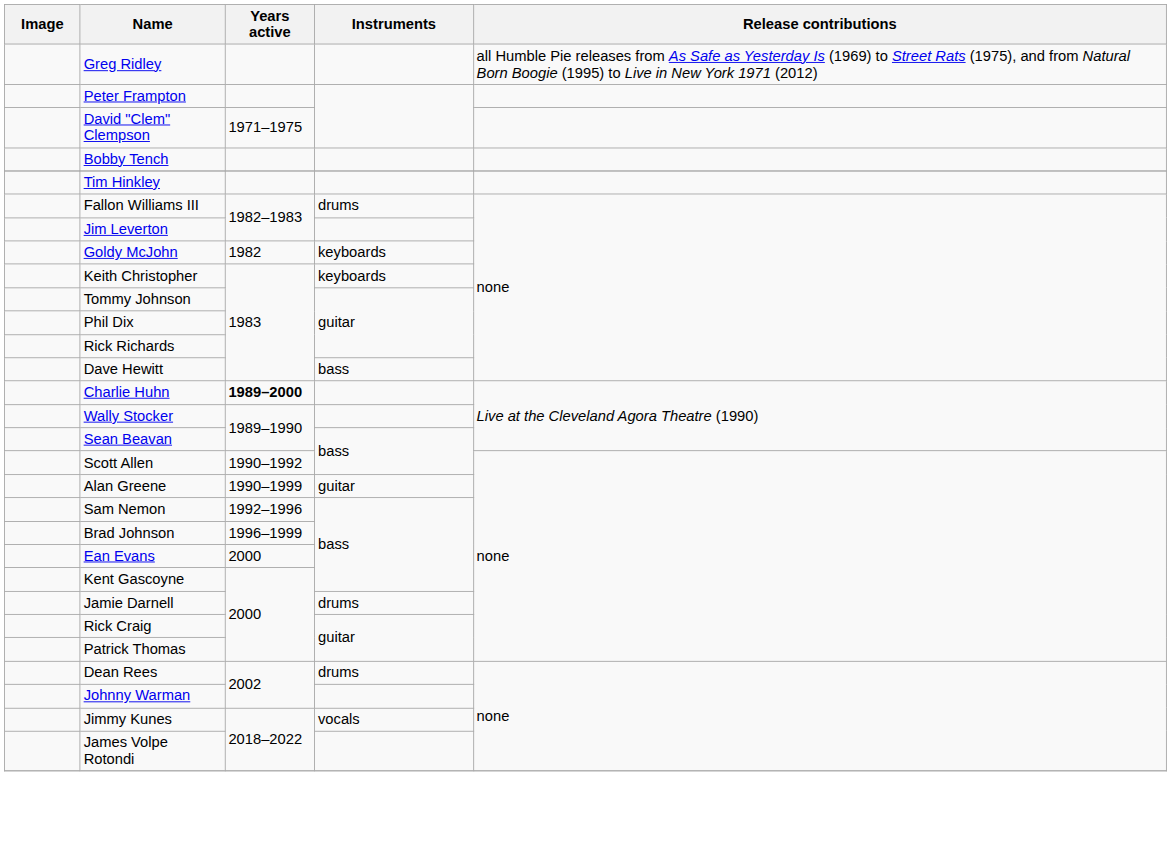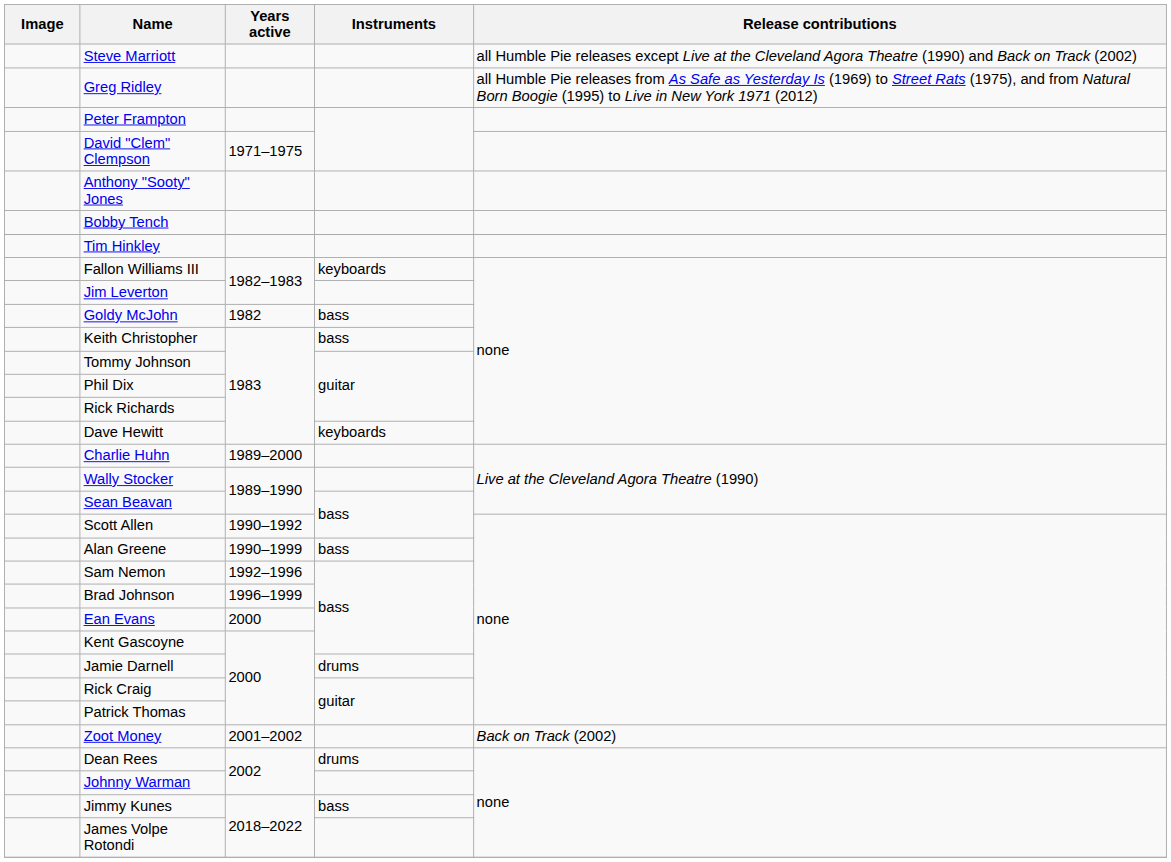+ row: (129, 56)
+ row: (137, 190)
(338, 205) drums -> (352, 269) keyboards
(352, 252) keyboards -> (334, 315) bass
(352, 275) keyboards -> (334, 339) bass
(334, 369) bass -> (352, 432) keyboards
(265, 392) bold -> (265, 455) normal
(336, 486) guitar -> (334, 549) bass
+ row: (123, 736)
(339, 719) vocals -> (334, 806) bass
